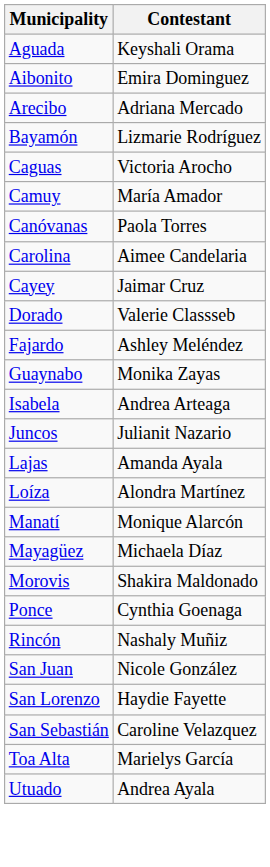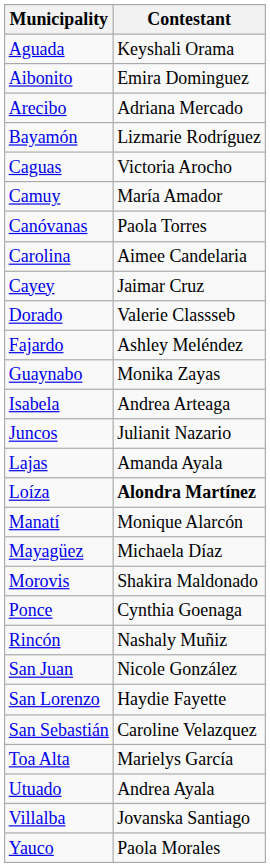(181, 492) normal -> (187, 492) bold
+ row: (37, 817)
+ row: (31, 847)
